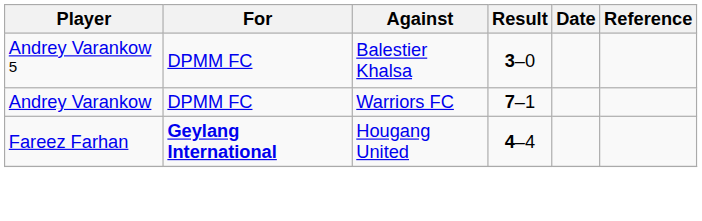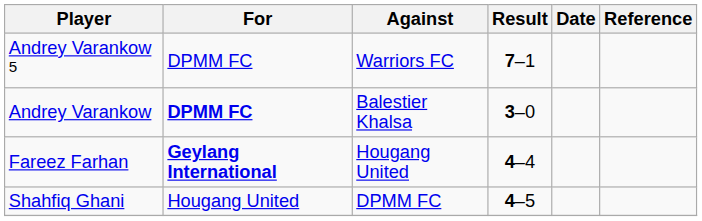(392, 60) Balestier Khalsa -> (405, 60) Warriors FC
(520, 60) 3–0 -> (520, 60) 7–1
(210, 102) normal -> (210, 112) bold
(405, 102) Warriors FC -> (392, 112) Balestier Khalsa
(520, 102) 7–1 -> (520, 112) 3–0
+ row: (67, 201)
